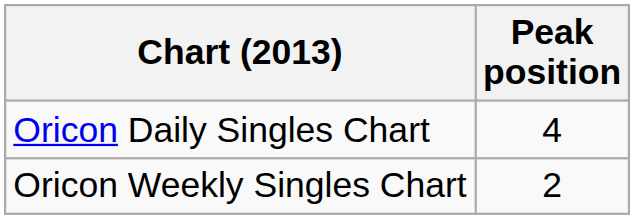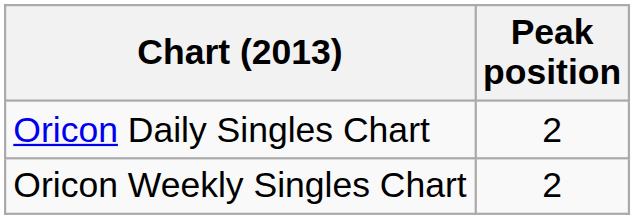(552, 128) 4 -> (552, 128) 2
